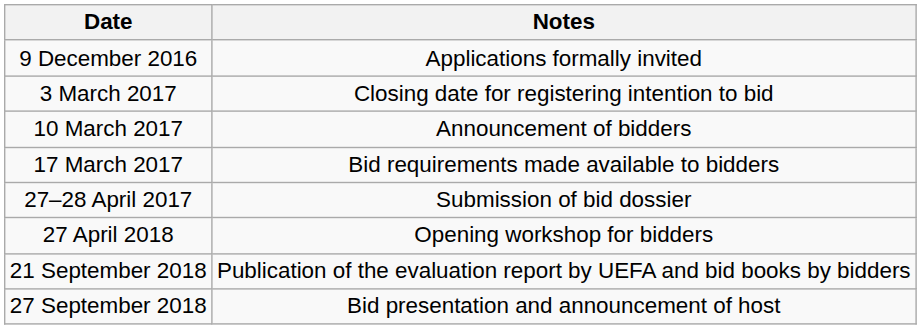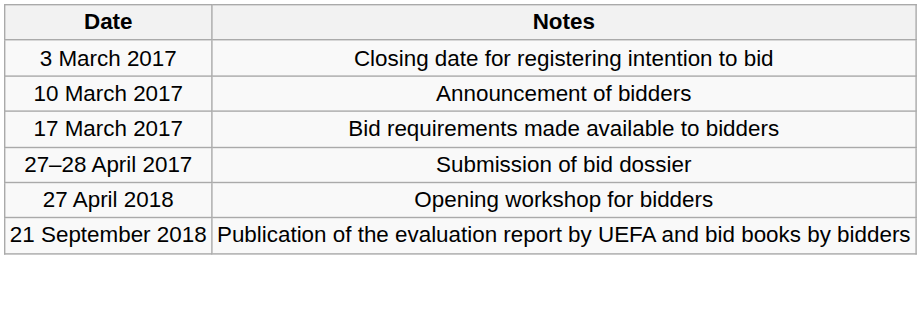- row: (108, 57)
- row: (108, 306)
